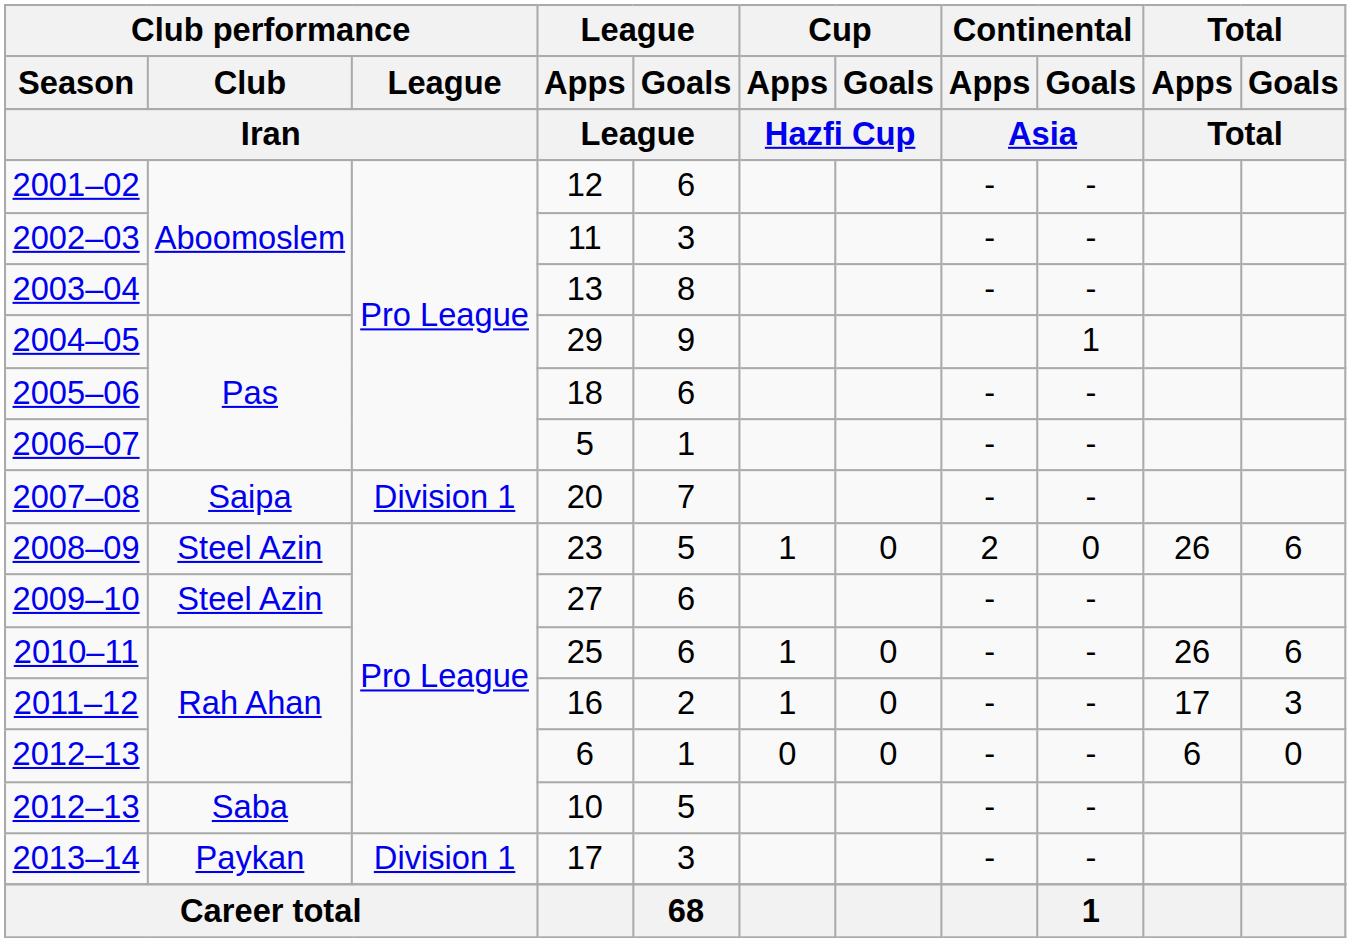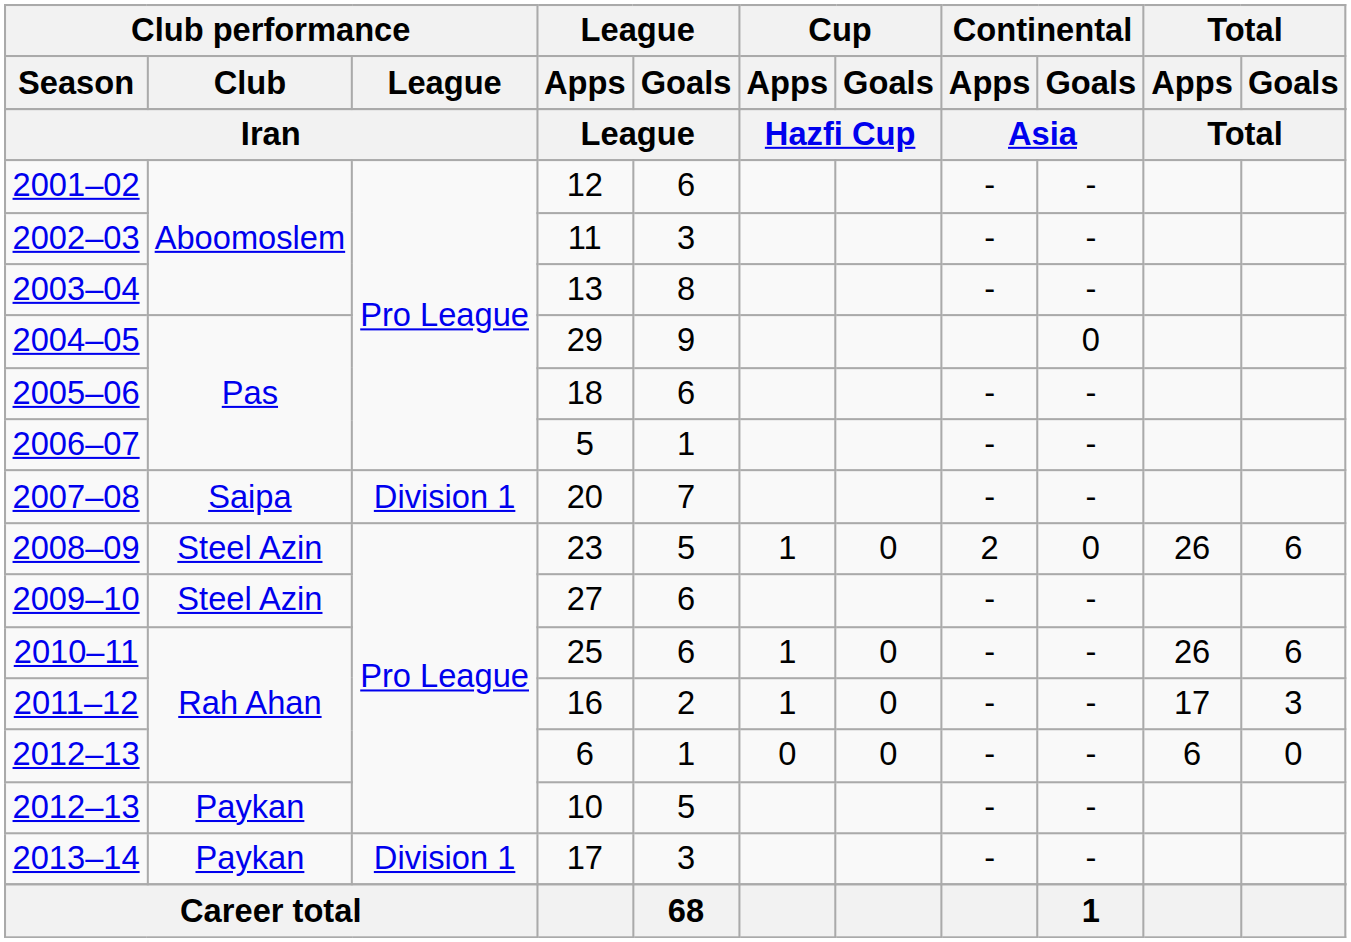(1091, 340) 1 -> (1091, 340) 0
(250, 806) Saba -> (250, 806) Paykan
